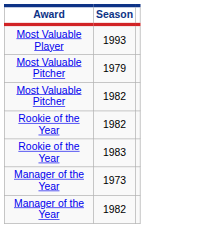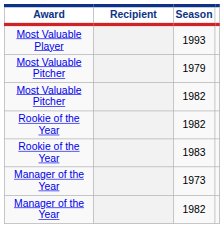+ column: (133, 15)
